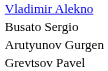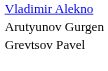- row: (42, 26)
